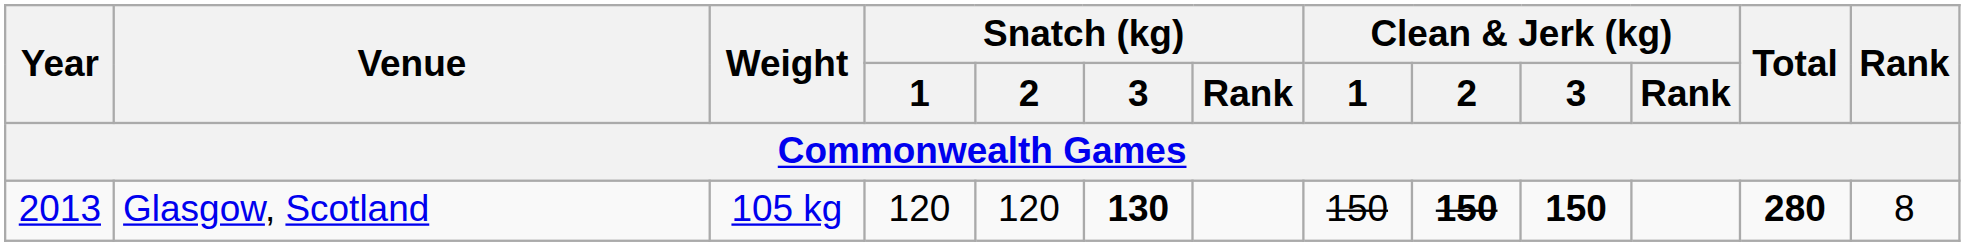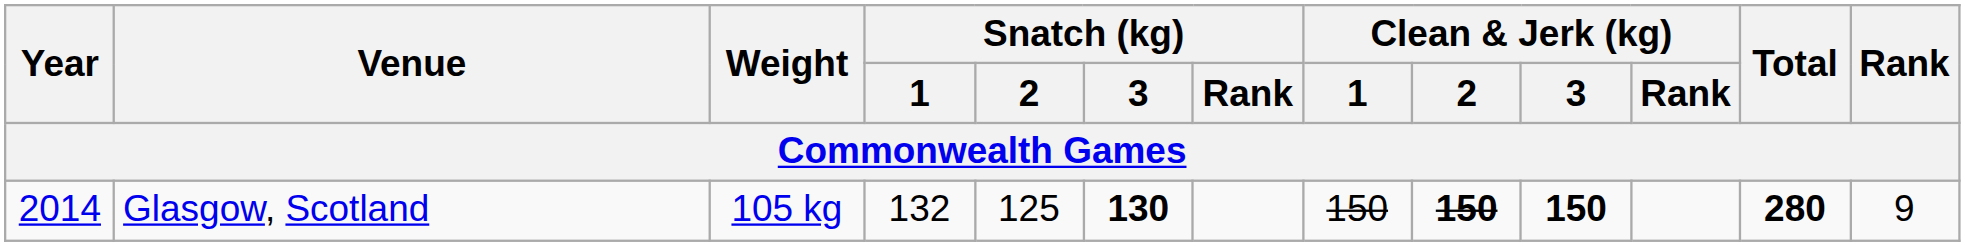(60, 209) 2013 -> (60, 209) 2014
(919, 209) 120 -> (919, 209) 132
(1029, 209) 120 -> (1029, 209) 125
(1904, 209) 8 -> (1904, 209) 9
